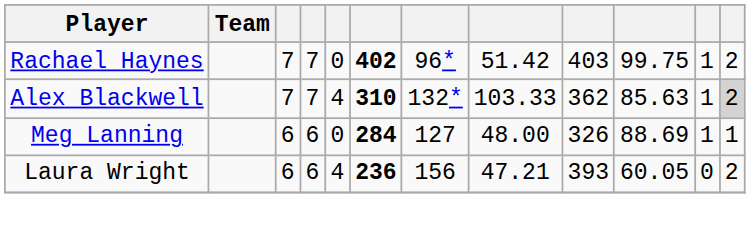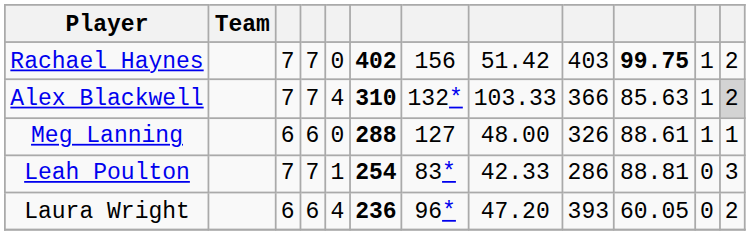(435, 61) 96* -> (435, 61) 156
(654, 61) normal -> (654, 61) bold
(588, 99) 362 -> (588, 99) 366
(376, 136) 284 -> (376, 136) 288
(654, 136) 88.69 -> (654, 136) 88.61
+ row: (107, 174)
(435, 174) 156 -> (435, 211) 96*
(515, 174) 47.21 -> (515, 211) 47.20
